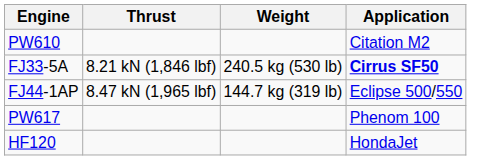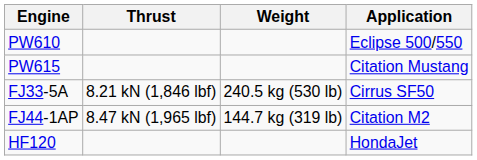(390, 42) Citation M2 -> (406, 42) Eclipse 500/550
+ row: (34, 67)
(394, 67) bold -> (392, 92) normal
(406, 92) Eclipse 500/550 -> (390, 117) Citation M2
- row: (34, 117)
